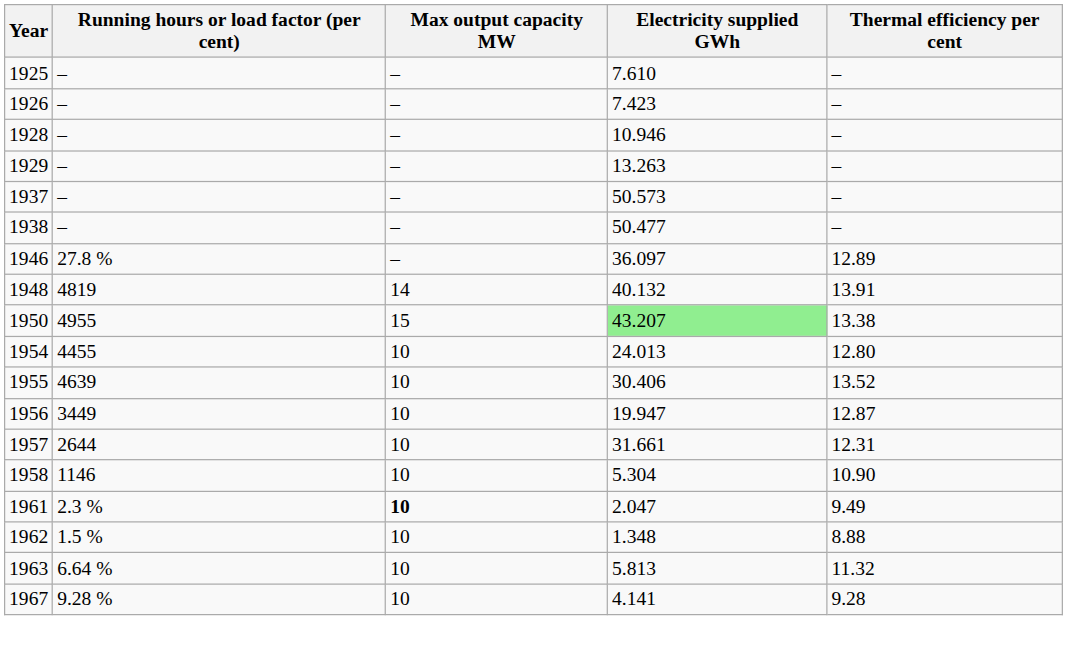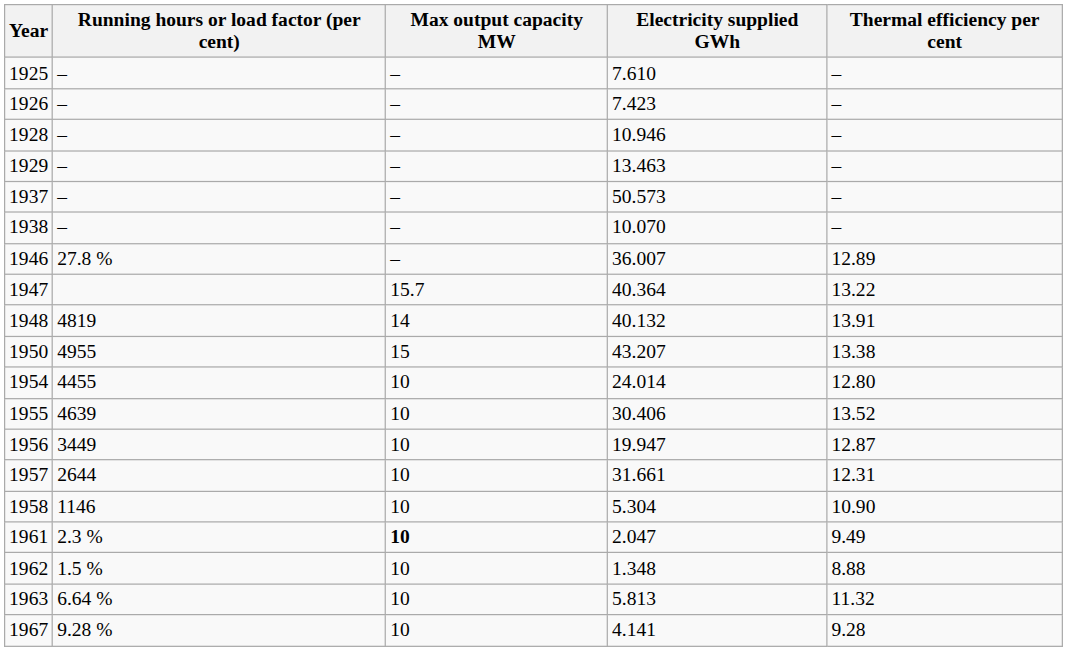(639, 165) 13.263 -> (639, 165) 13.463
(639, 227) 50.477 -> (639, 227) 10.070
(639, 258) 36.097 -> (639, 258) 36.007
+ row: (29, 289)
(639, 320) lightgreen background -> (639, 351) no background
(639, 351) 24.013 -> (639, 382) 24.014
